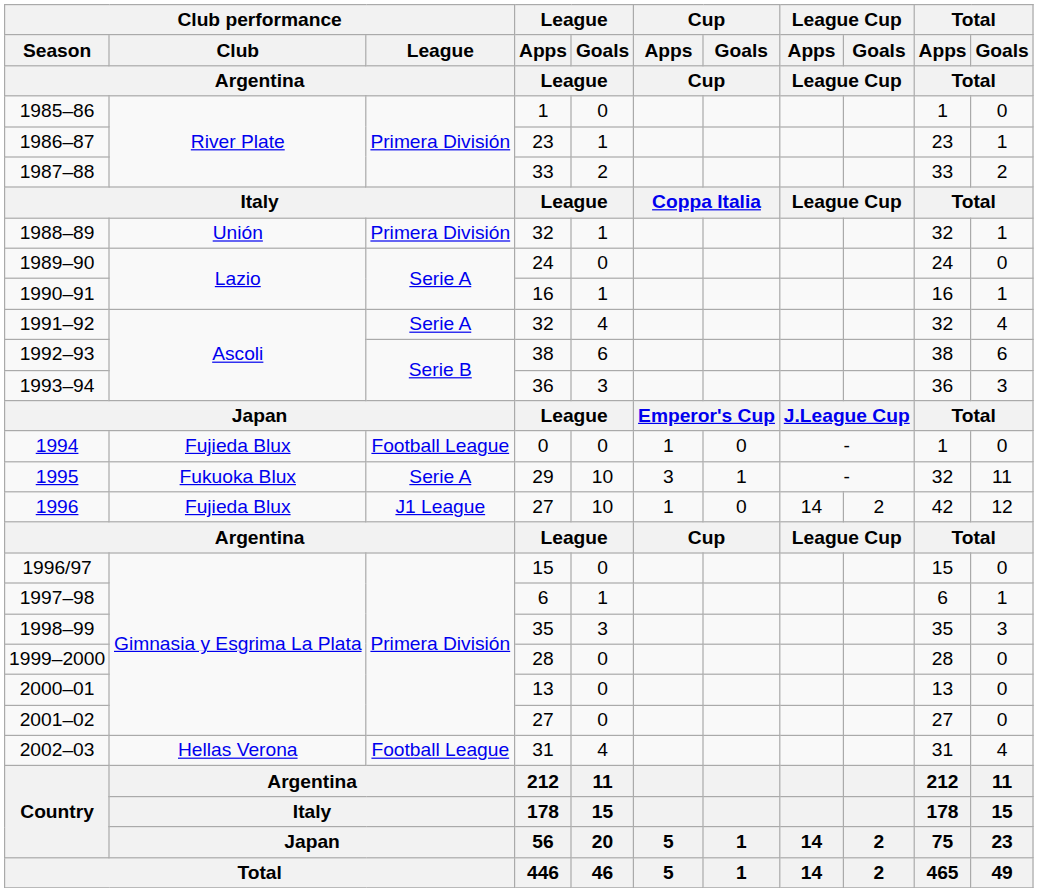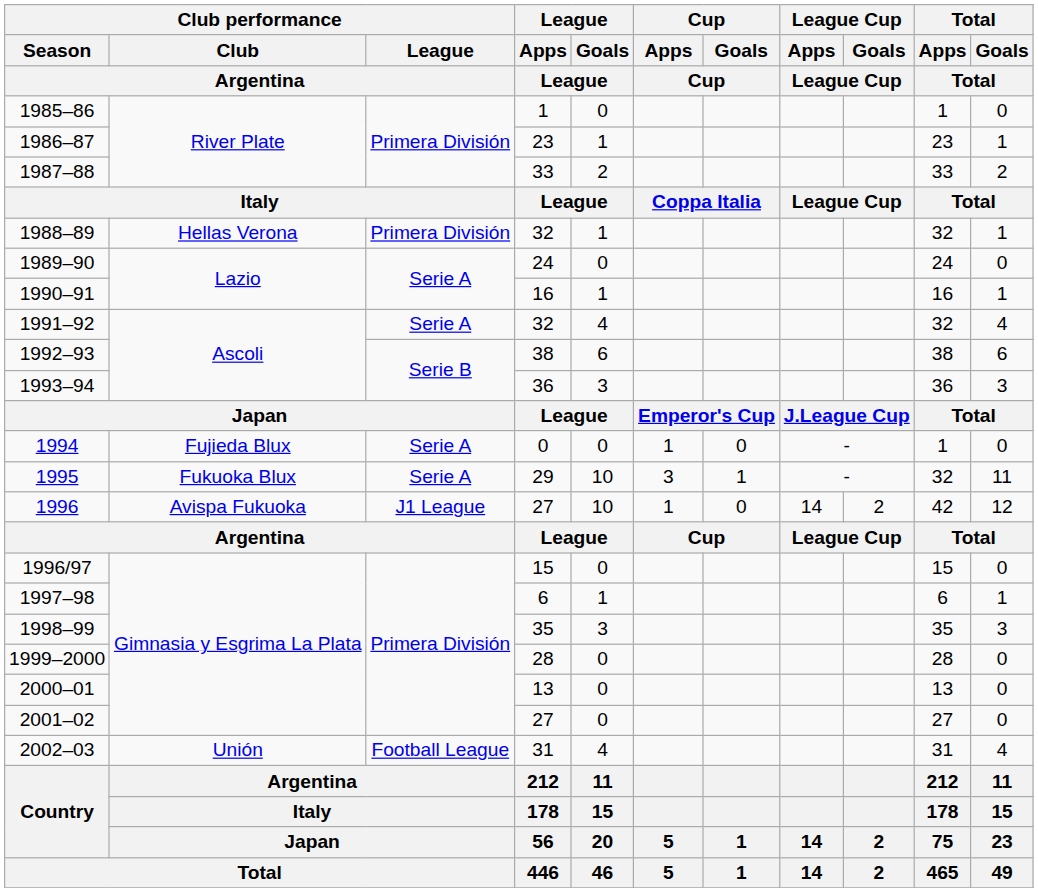(238, 232) Unión -> (238, 232) Hellas Verona
(440, 446) Football League -> (440, 446) Serie A
(238, 506) Fujieda Blux -> (238, 506) Avispa Fukuoka
(238, 750) Hellas Verona -> (238, 750) Unión
